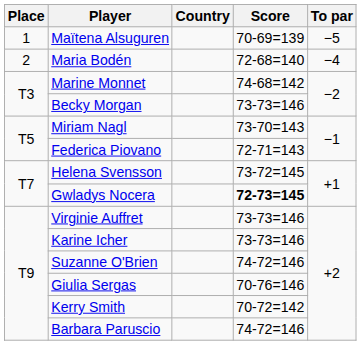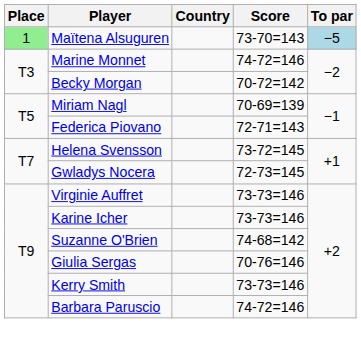(26, 38) no background -> (26, 38) lightgreen background
(270, 38) 70-69=139 -> (270, 38) 73-70=143
(332, 38) no background -> (332, 38) lightblue background
- row: (91, 61)
(270, 83) 74-68=142 -> (270, 61) 74-72=146
(270, 105) 73-73=146 -> (270, 83) 70-72=142
(270, 128) 73-70=143 -> (270, 105) 70-69=139
(270, 195) bold -> (270, 172) normal
(270, 262) 74-72=146 -> (270, 240) 74-68=142
(270, 307) 70-72=142 -> (270, 284) 73-73=146
